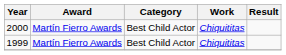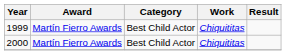rows swapped: (17, 43) <-> (17, 28)
